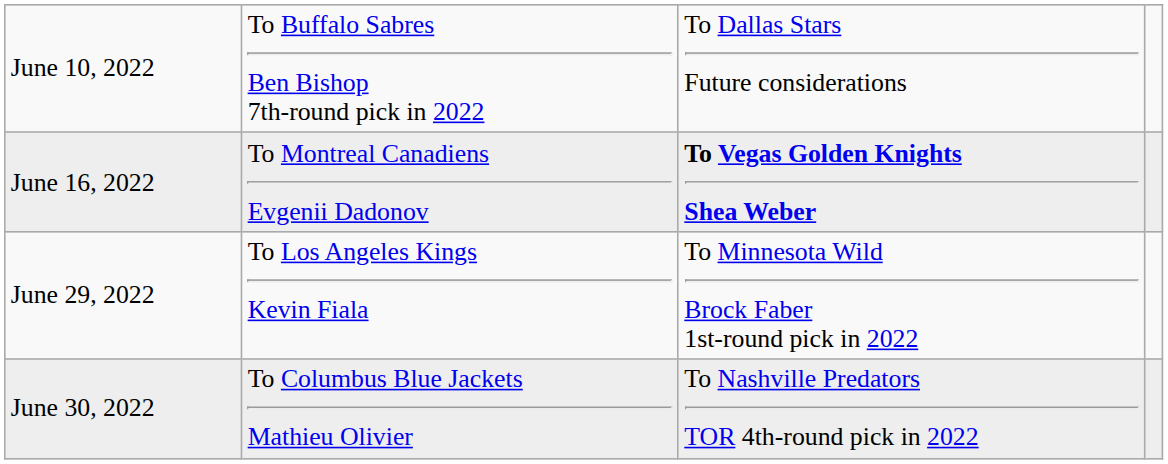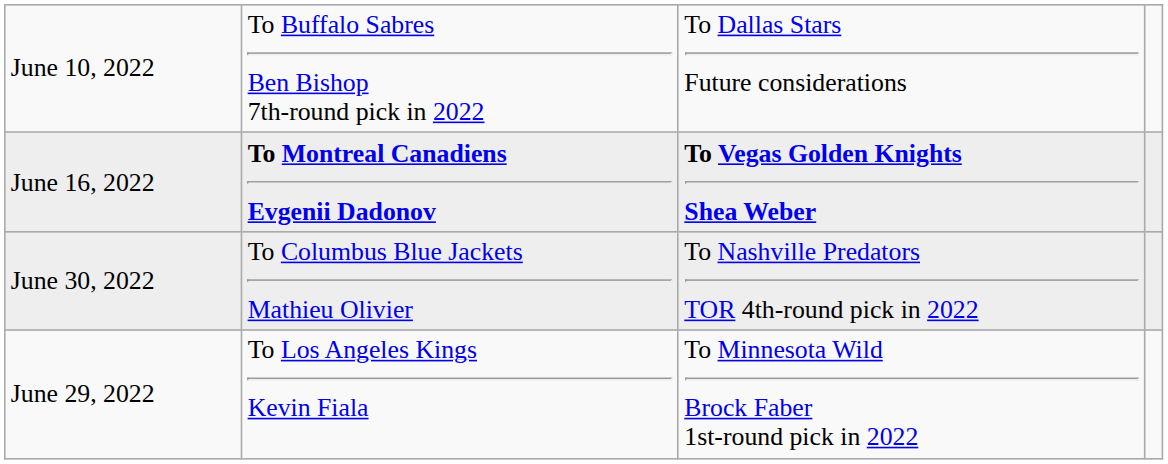(460, 181) normal -> (460, 181) bold
rows swapped: (83, 295) <-> (83, 408)
